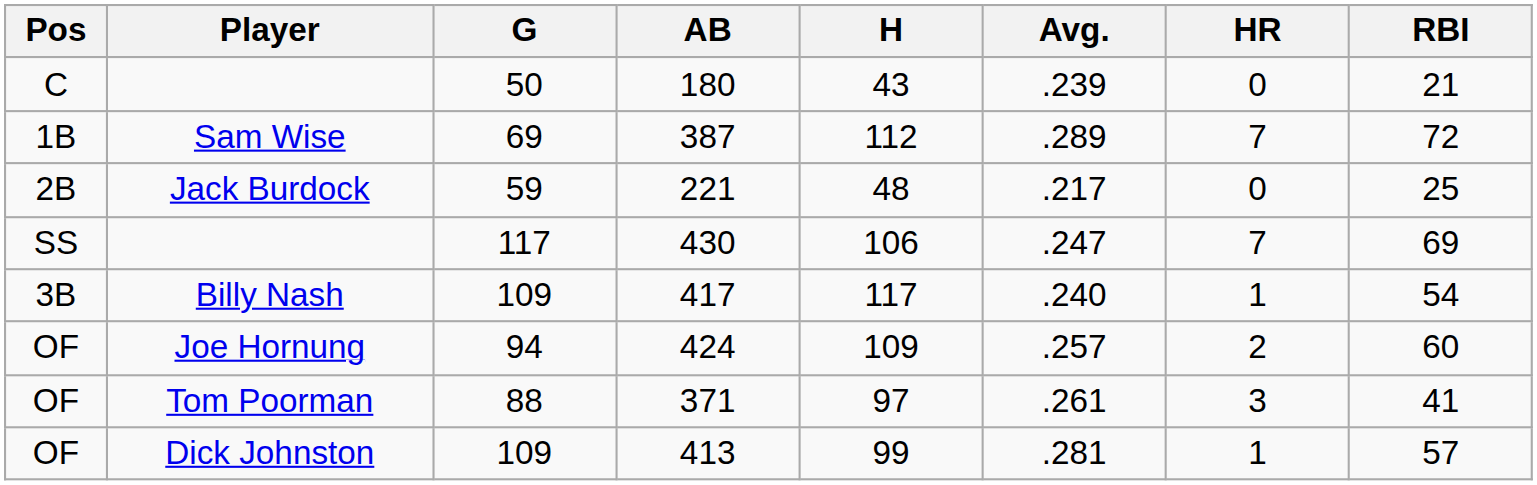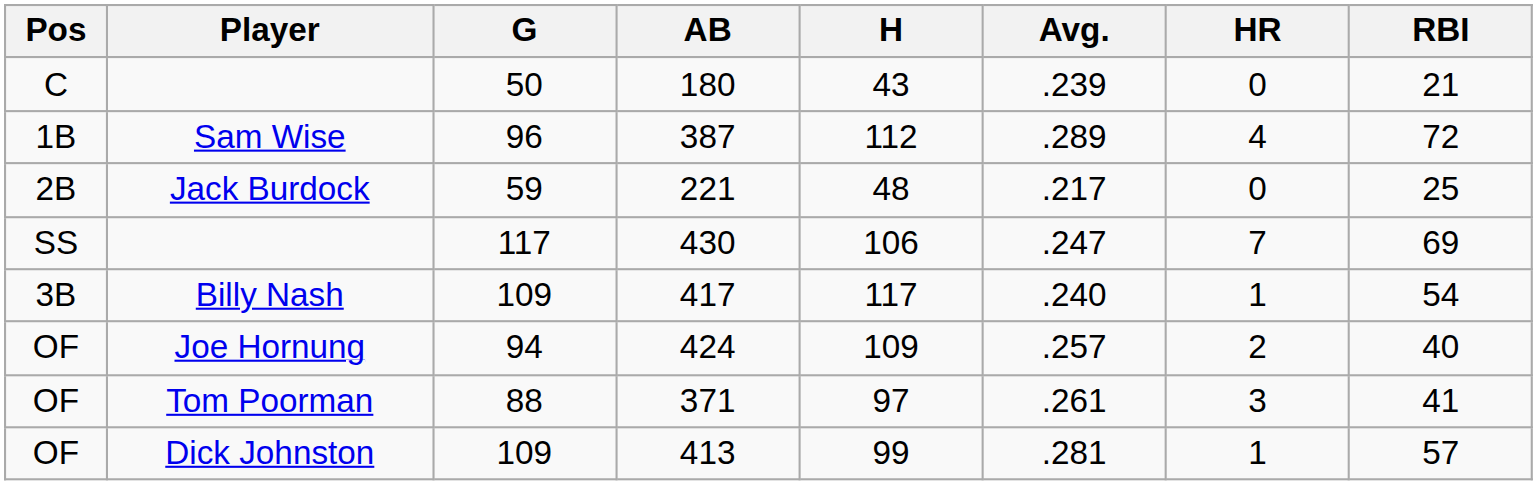(524, 136) 69 -> (524, 136) 96
(1258, 136) 7 -> (1258, 136) 4
(1441, 347) 60 -> (1441, 347) 40
